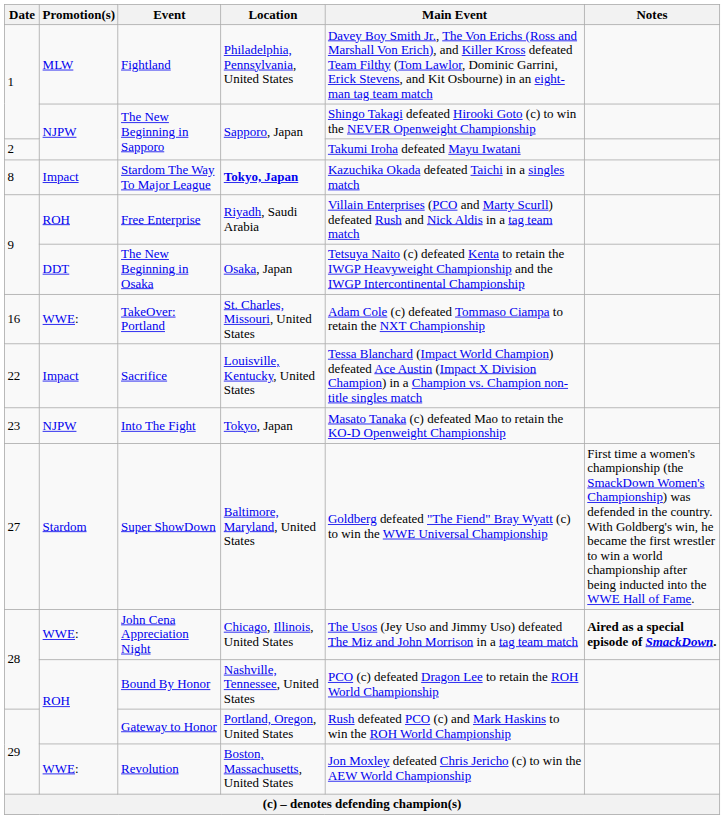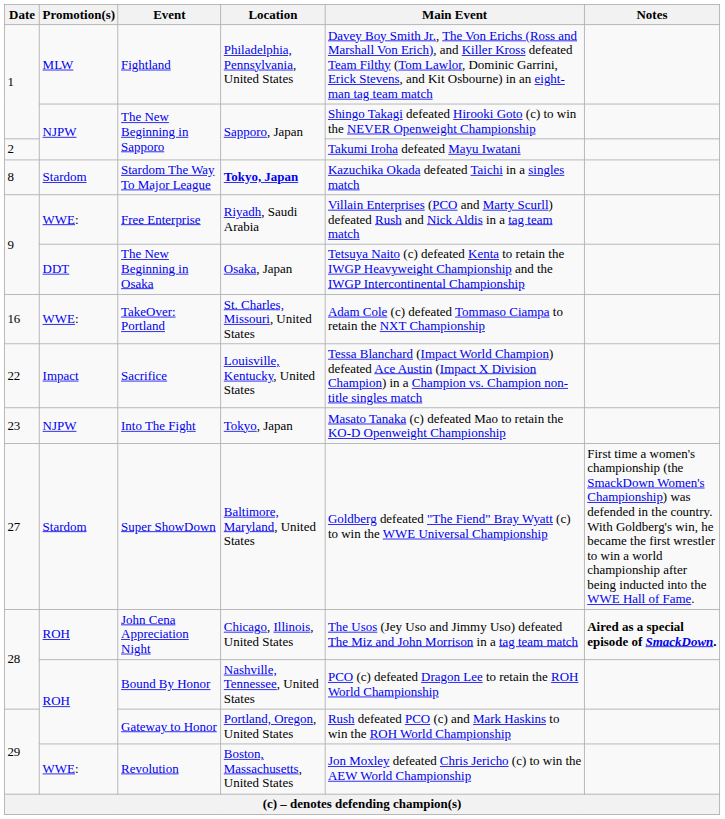(61, 177) Impact -> (65, 177) Stardom
(56, 219) ROH -> (61, 219) WWE:
(61, 634) WWE: -> (56, 634) ROH
